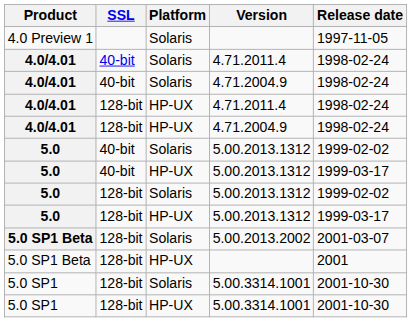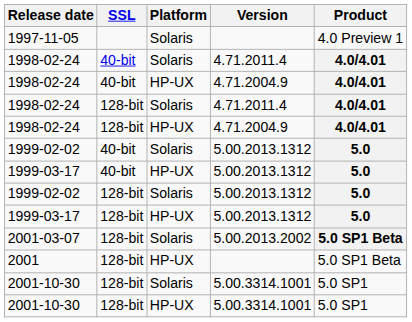columns swapped: (50, 15) <-> (360, 15)
(171, 82) Solaris -> (172, 82) HP-UX
(171, 104) HP-UX -> (171, 104) Solaris
